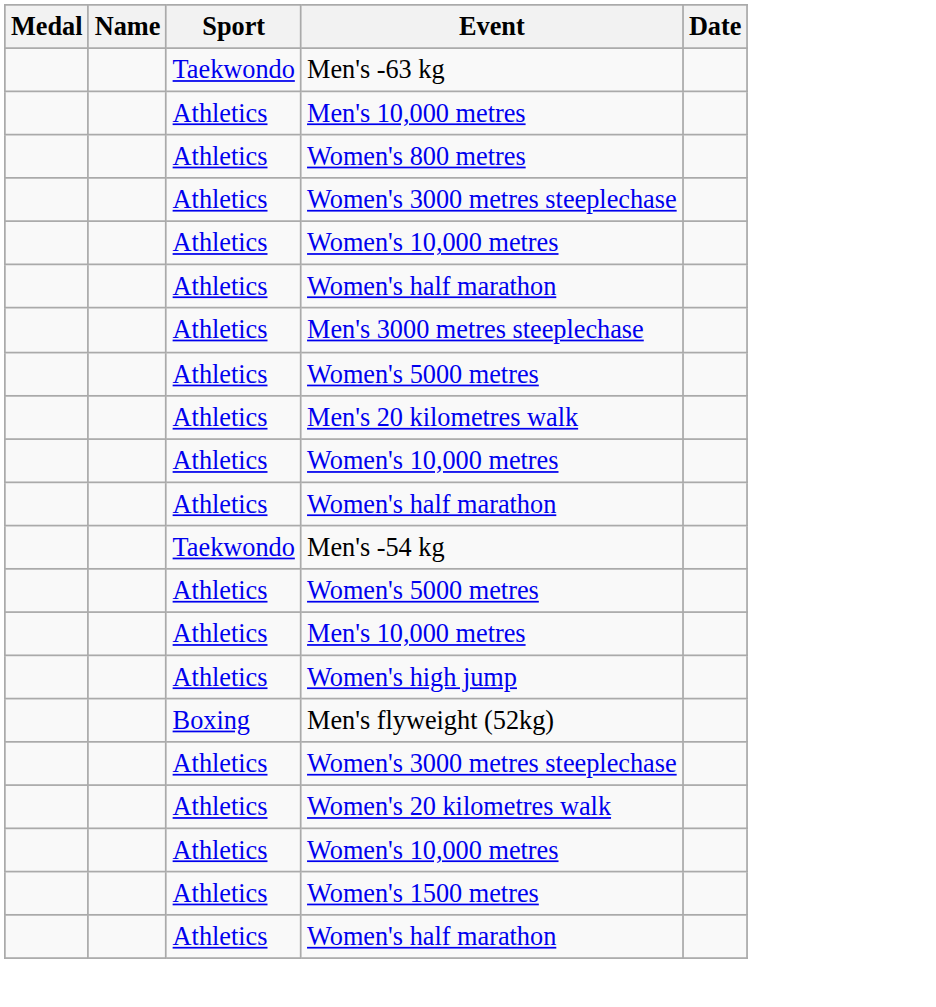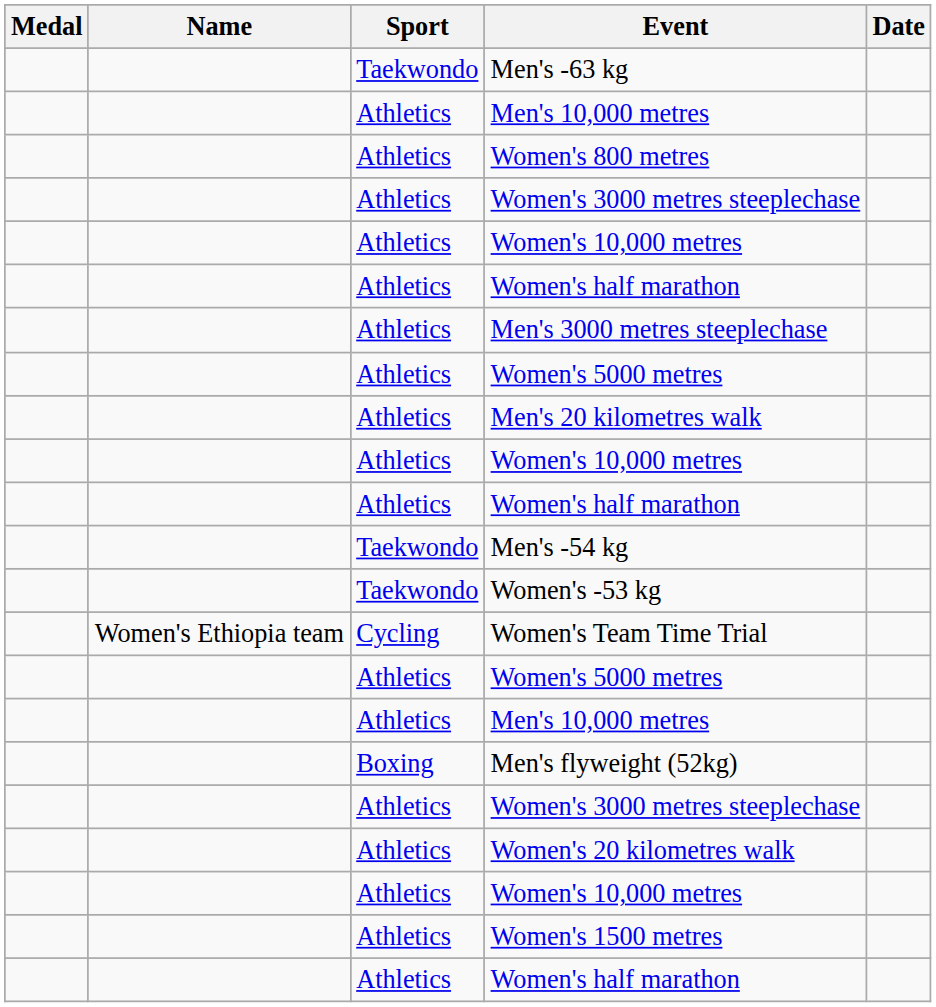+ row: (417, 590)
+ row: (398, 633)
- row: (220, 676)
